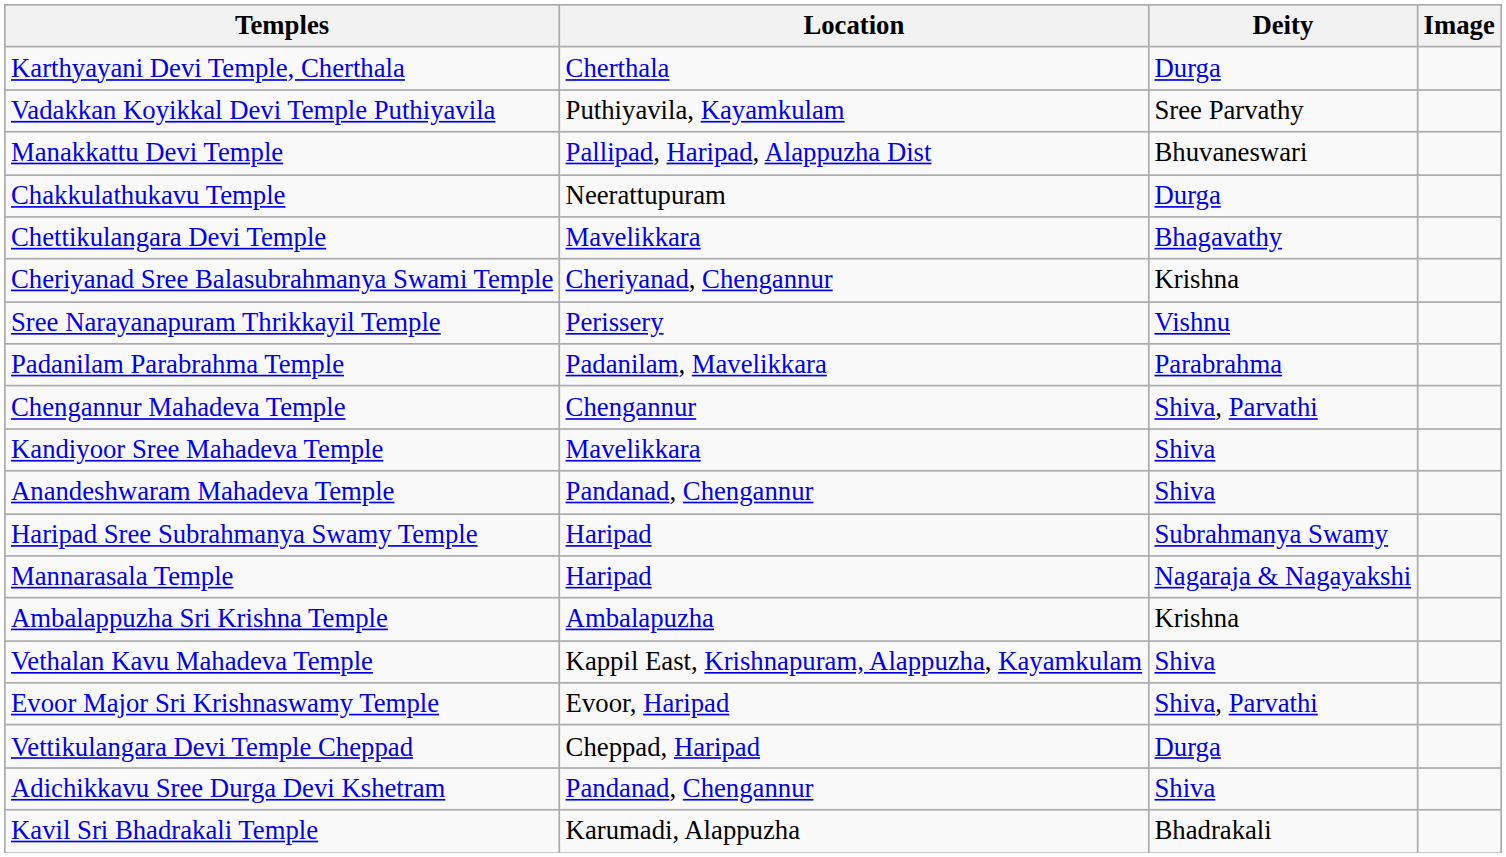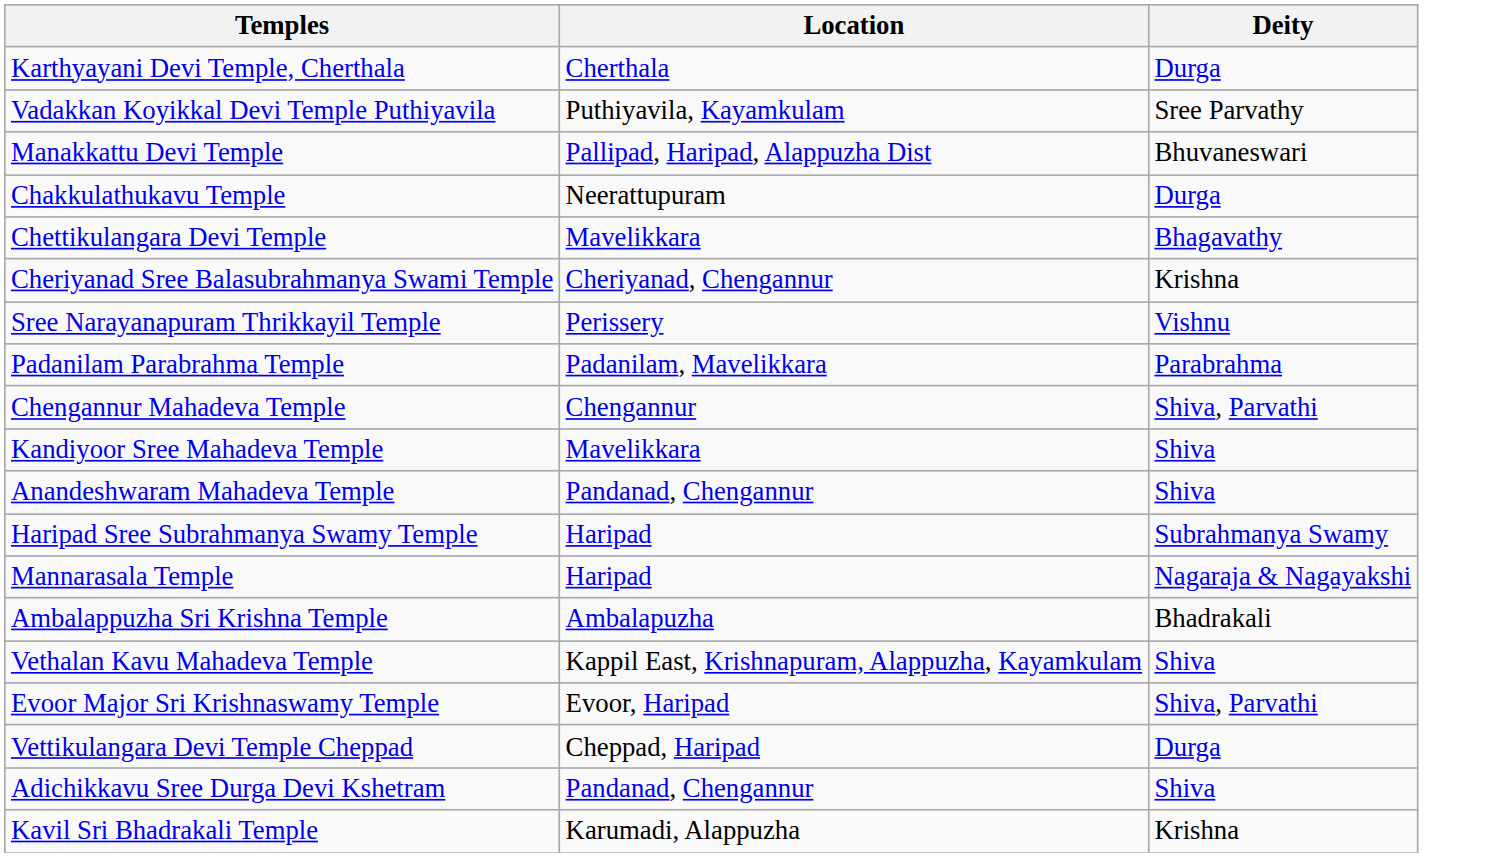- column: (1459, 25)
(1197, 618) Krishna -> (1213, 618) Bhadrakali
(1213, 830) Bhadrakali -> (1197, 830) Krishna
